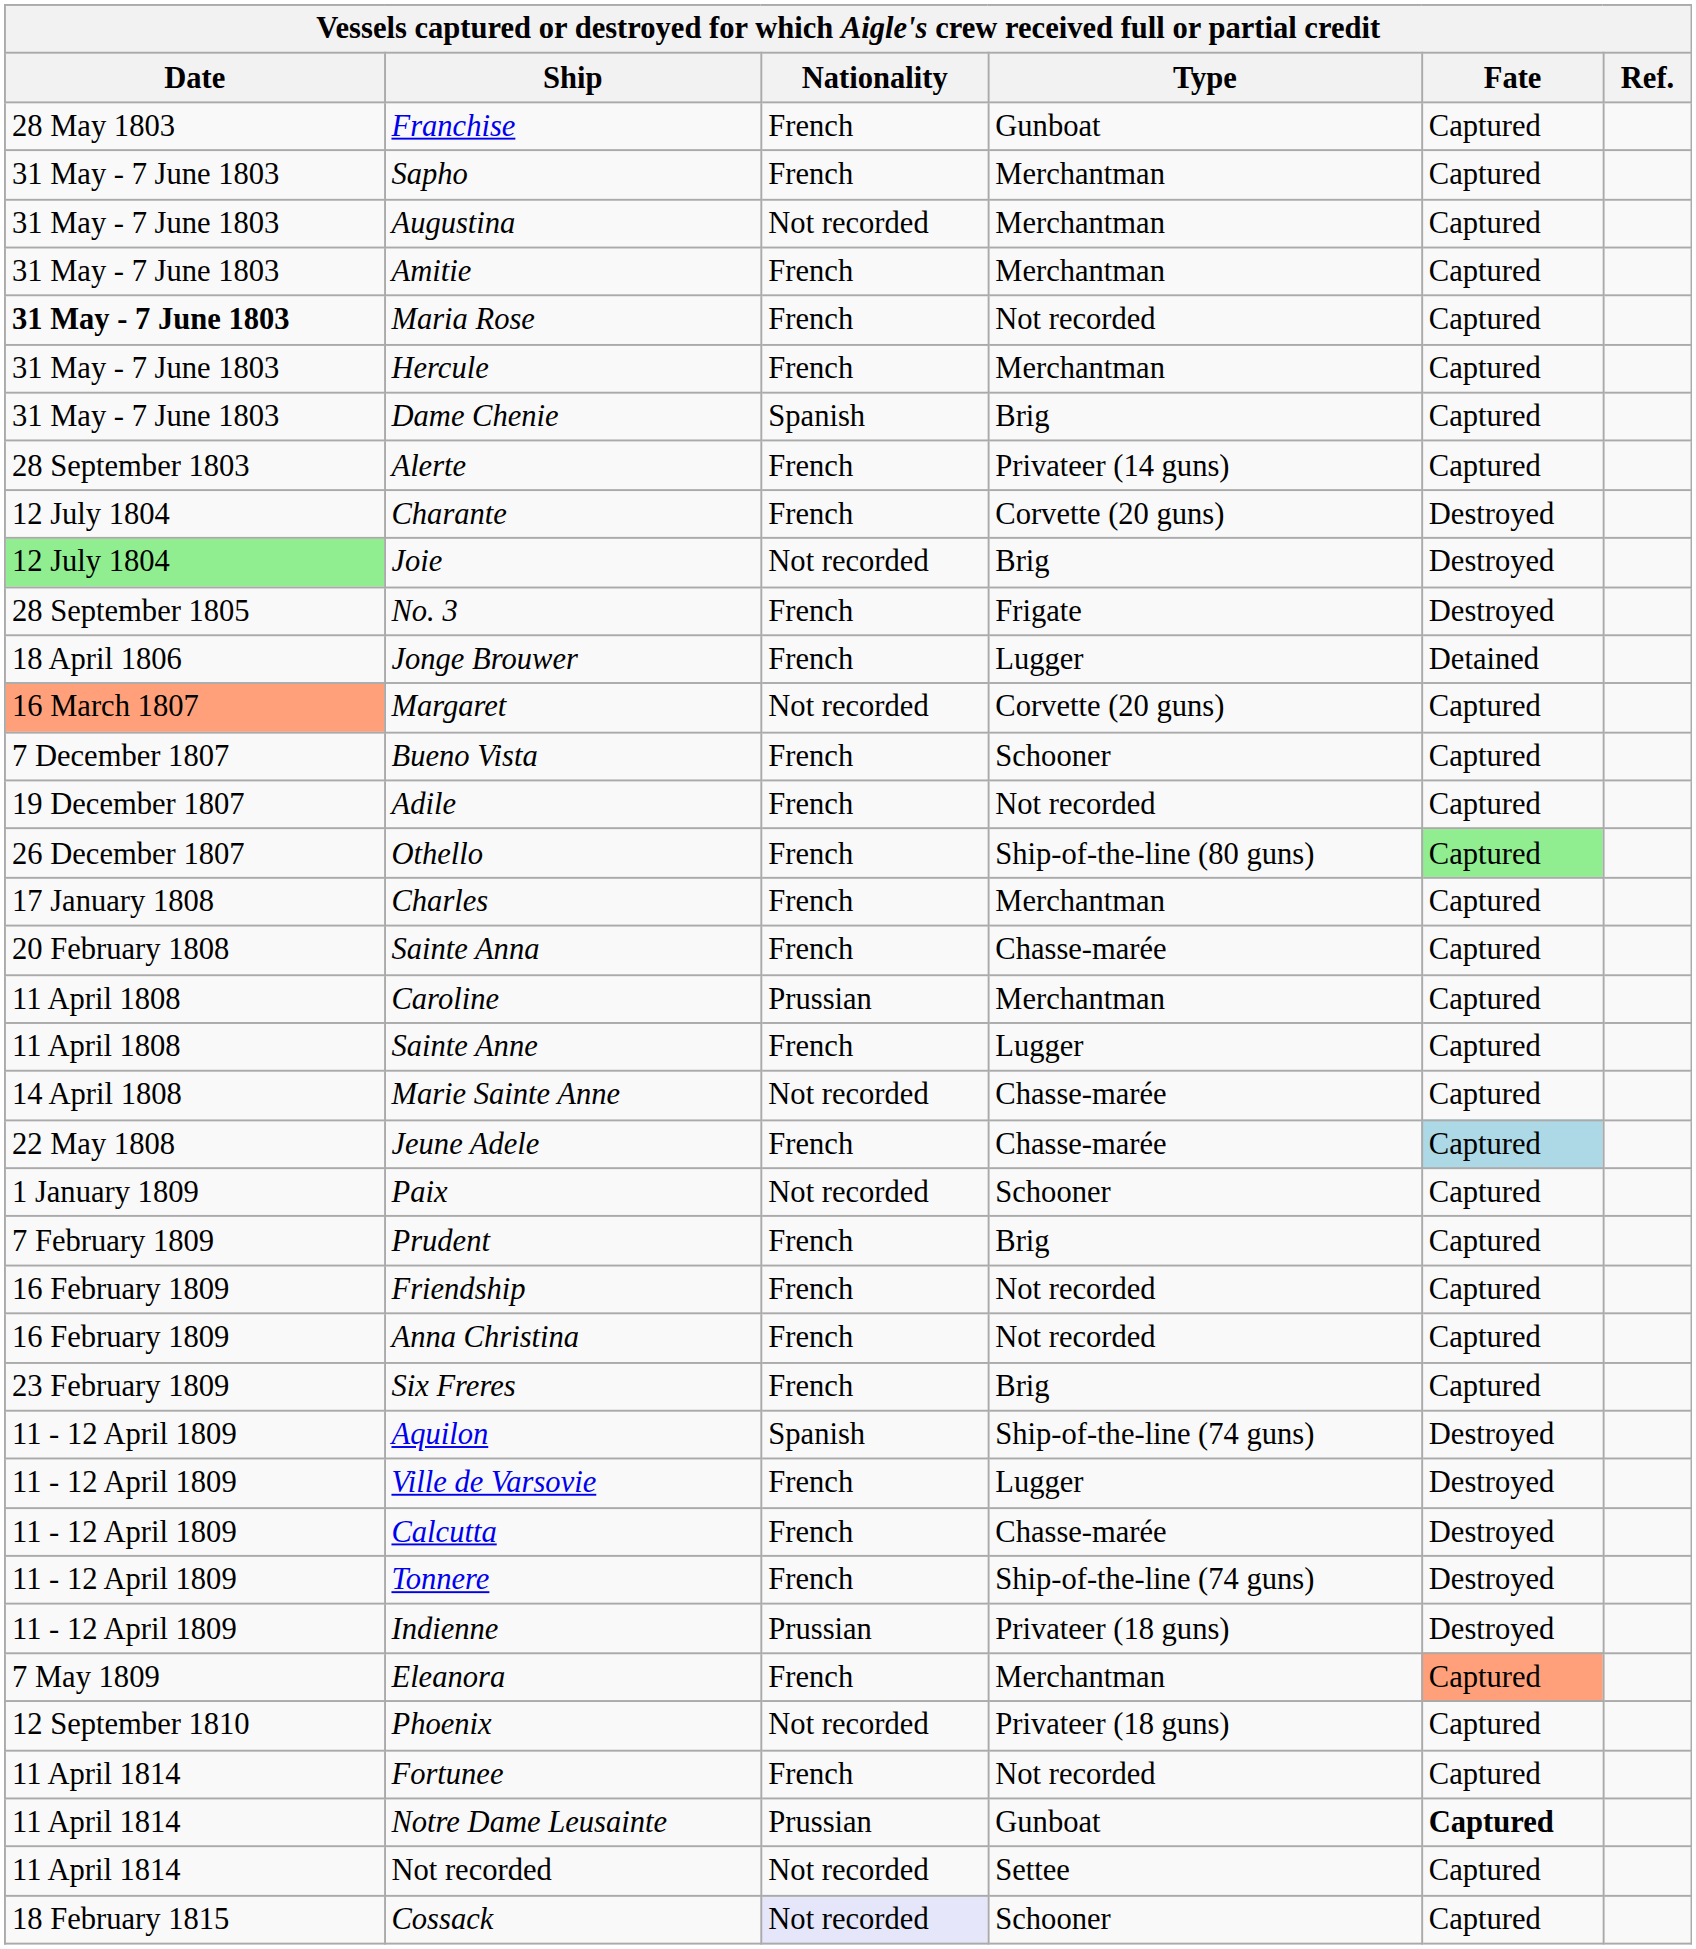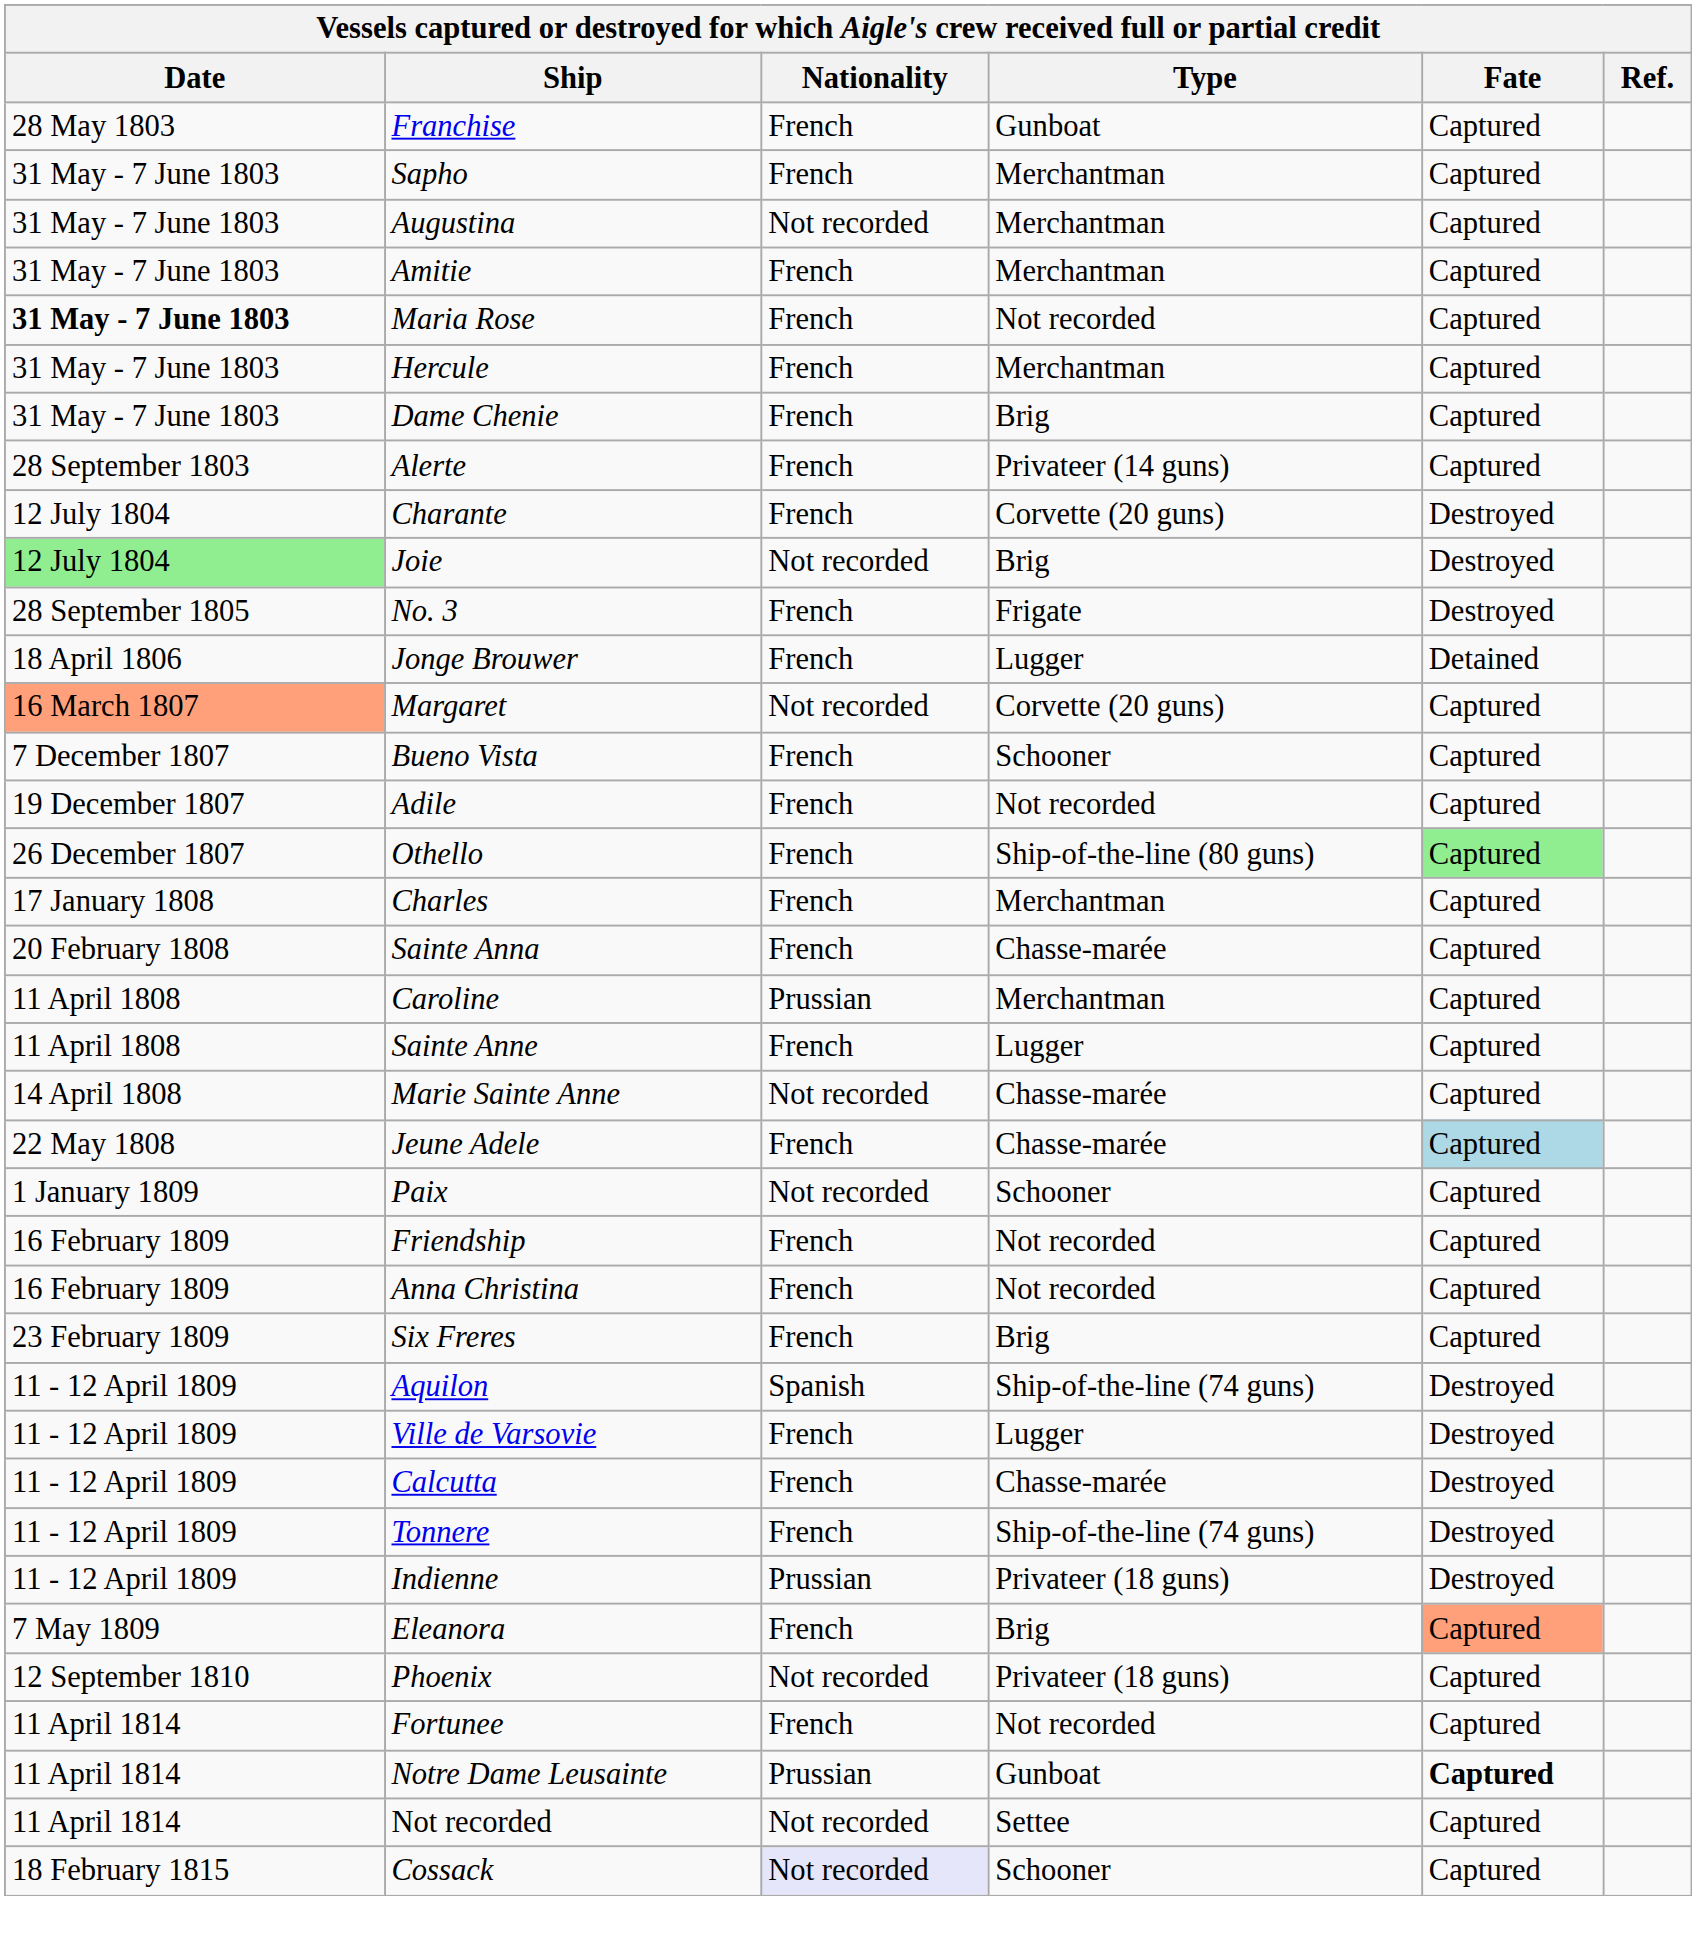(817, 416) Spanish -> (811, 416) French
- row: (441, 1240)
(1080, 1676) Merchantman -> (1022, 1628) Brig
